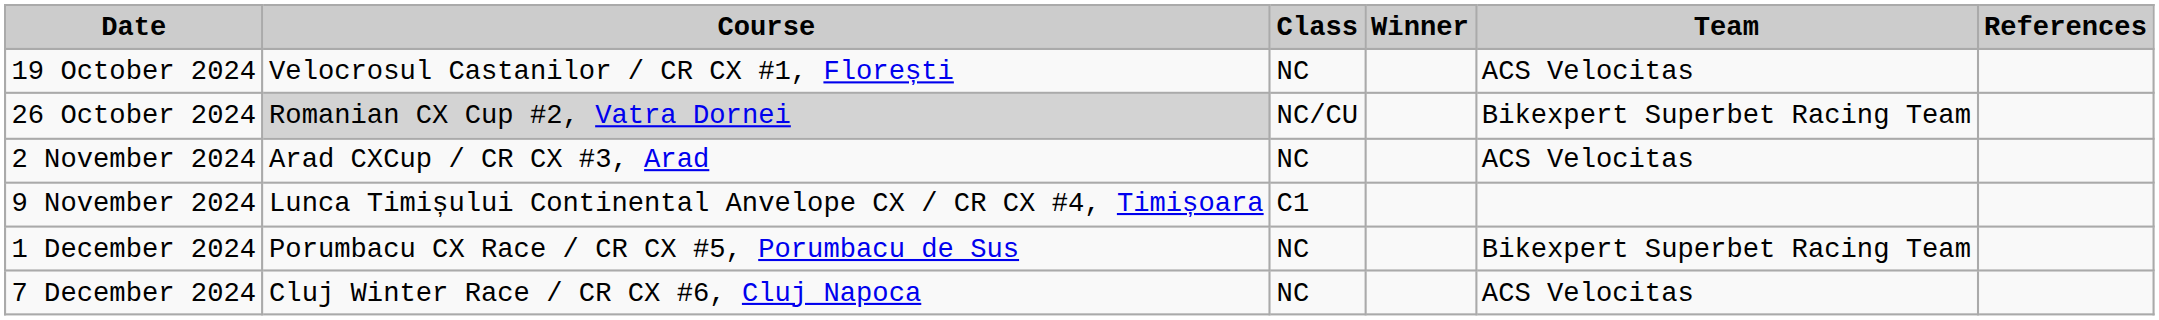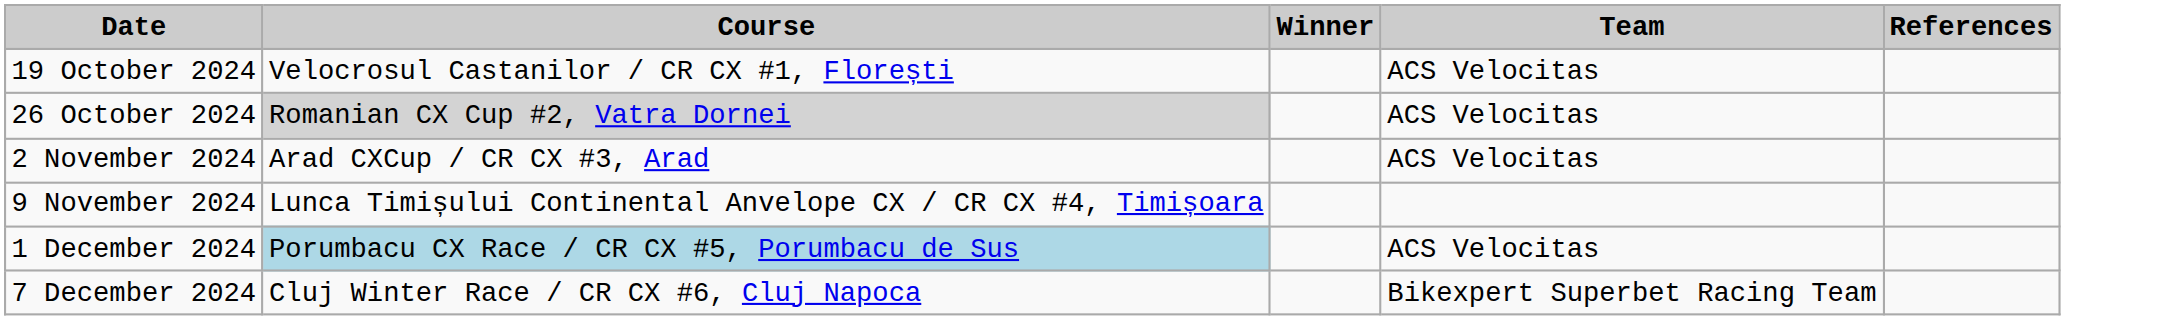- column: (1317, 27)
(1726, 116) Bikexpert Superbet Racing Team -> (1493, 116) ACS Velocitas
(644, 249) no background -> (644, 249) lightblue background
(1726, 249) Bikexpert Superbet Racing Team -> (1493, 249) ACS Velocitas
(1588, 293) ACS Velocitas -> (1632, 293) Bikexpert Superbet Racing Team
